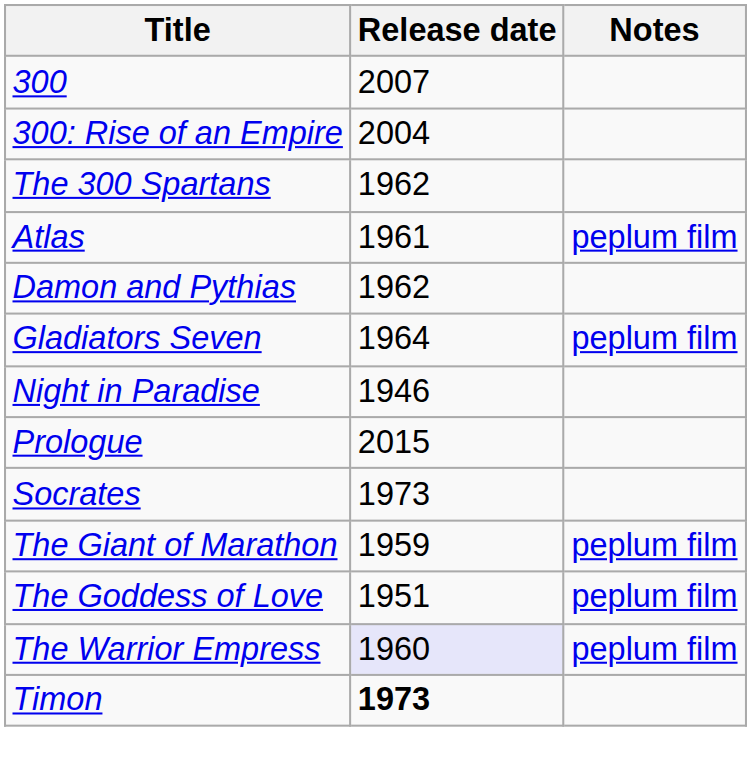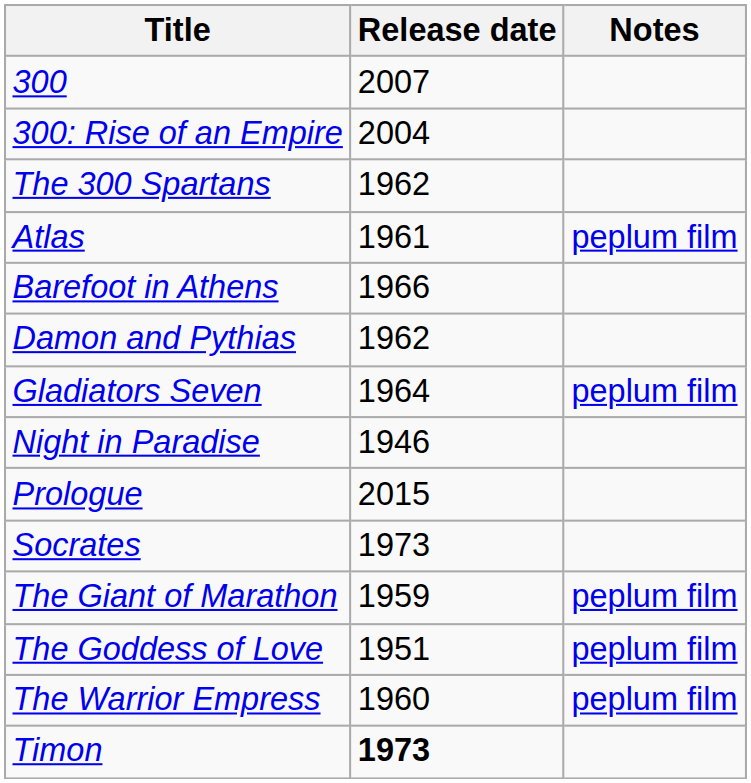+ row: (146, 287)
(394, 648) lavender background -> (394, 699) no background
